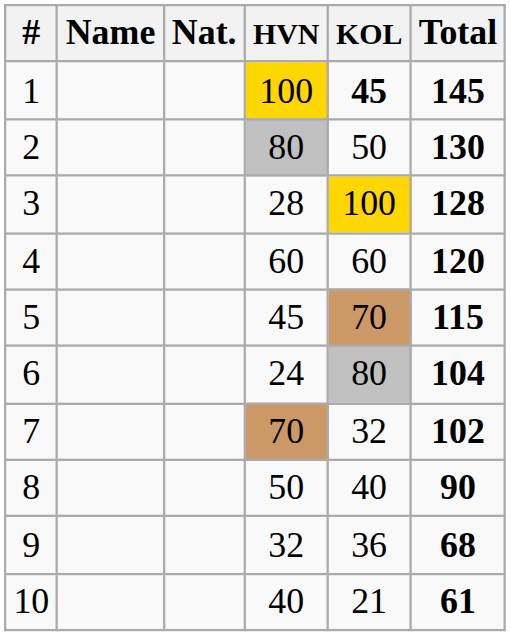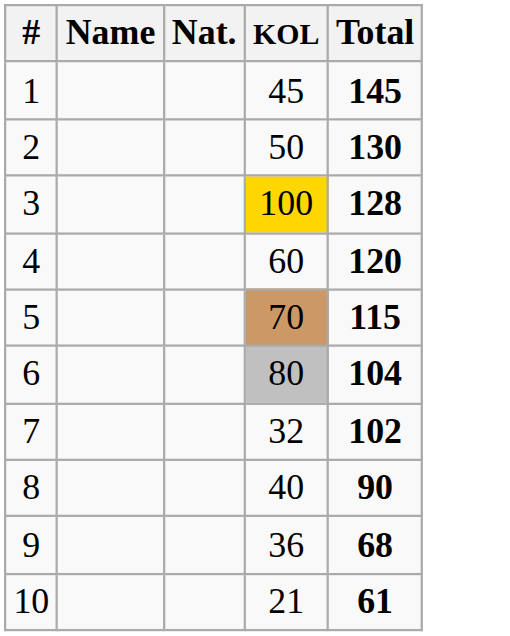- column: (286, 35)
(369, 89) bold -> (286, 89) normal
